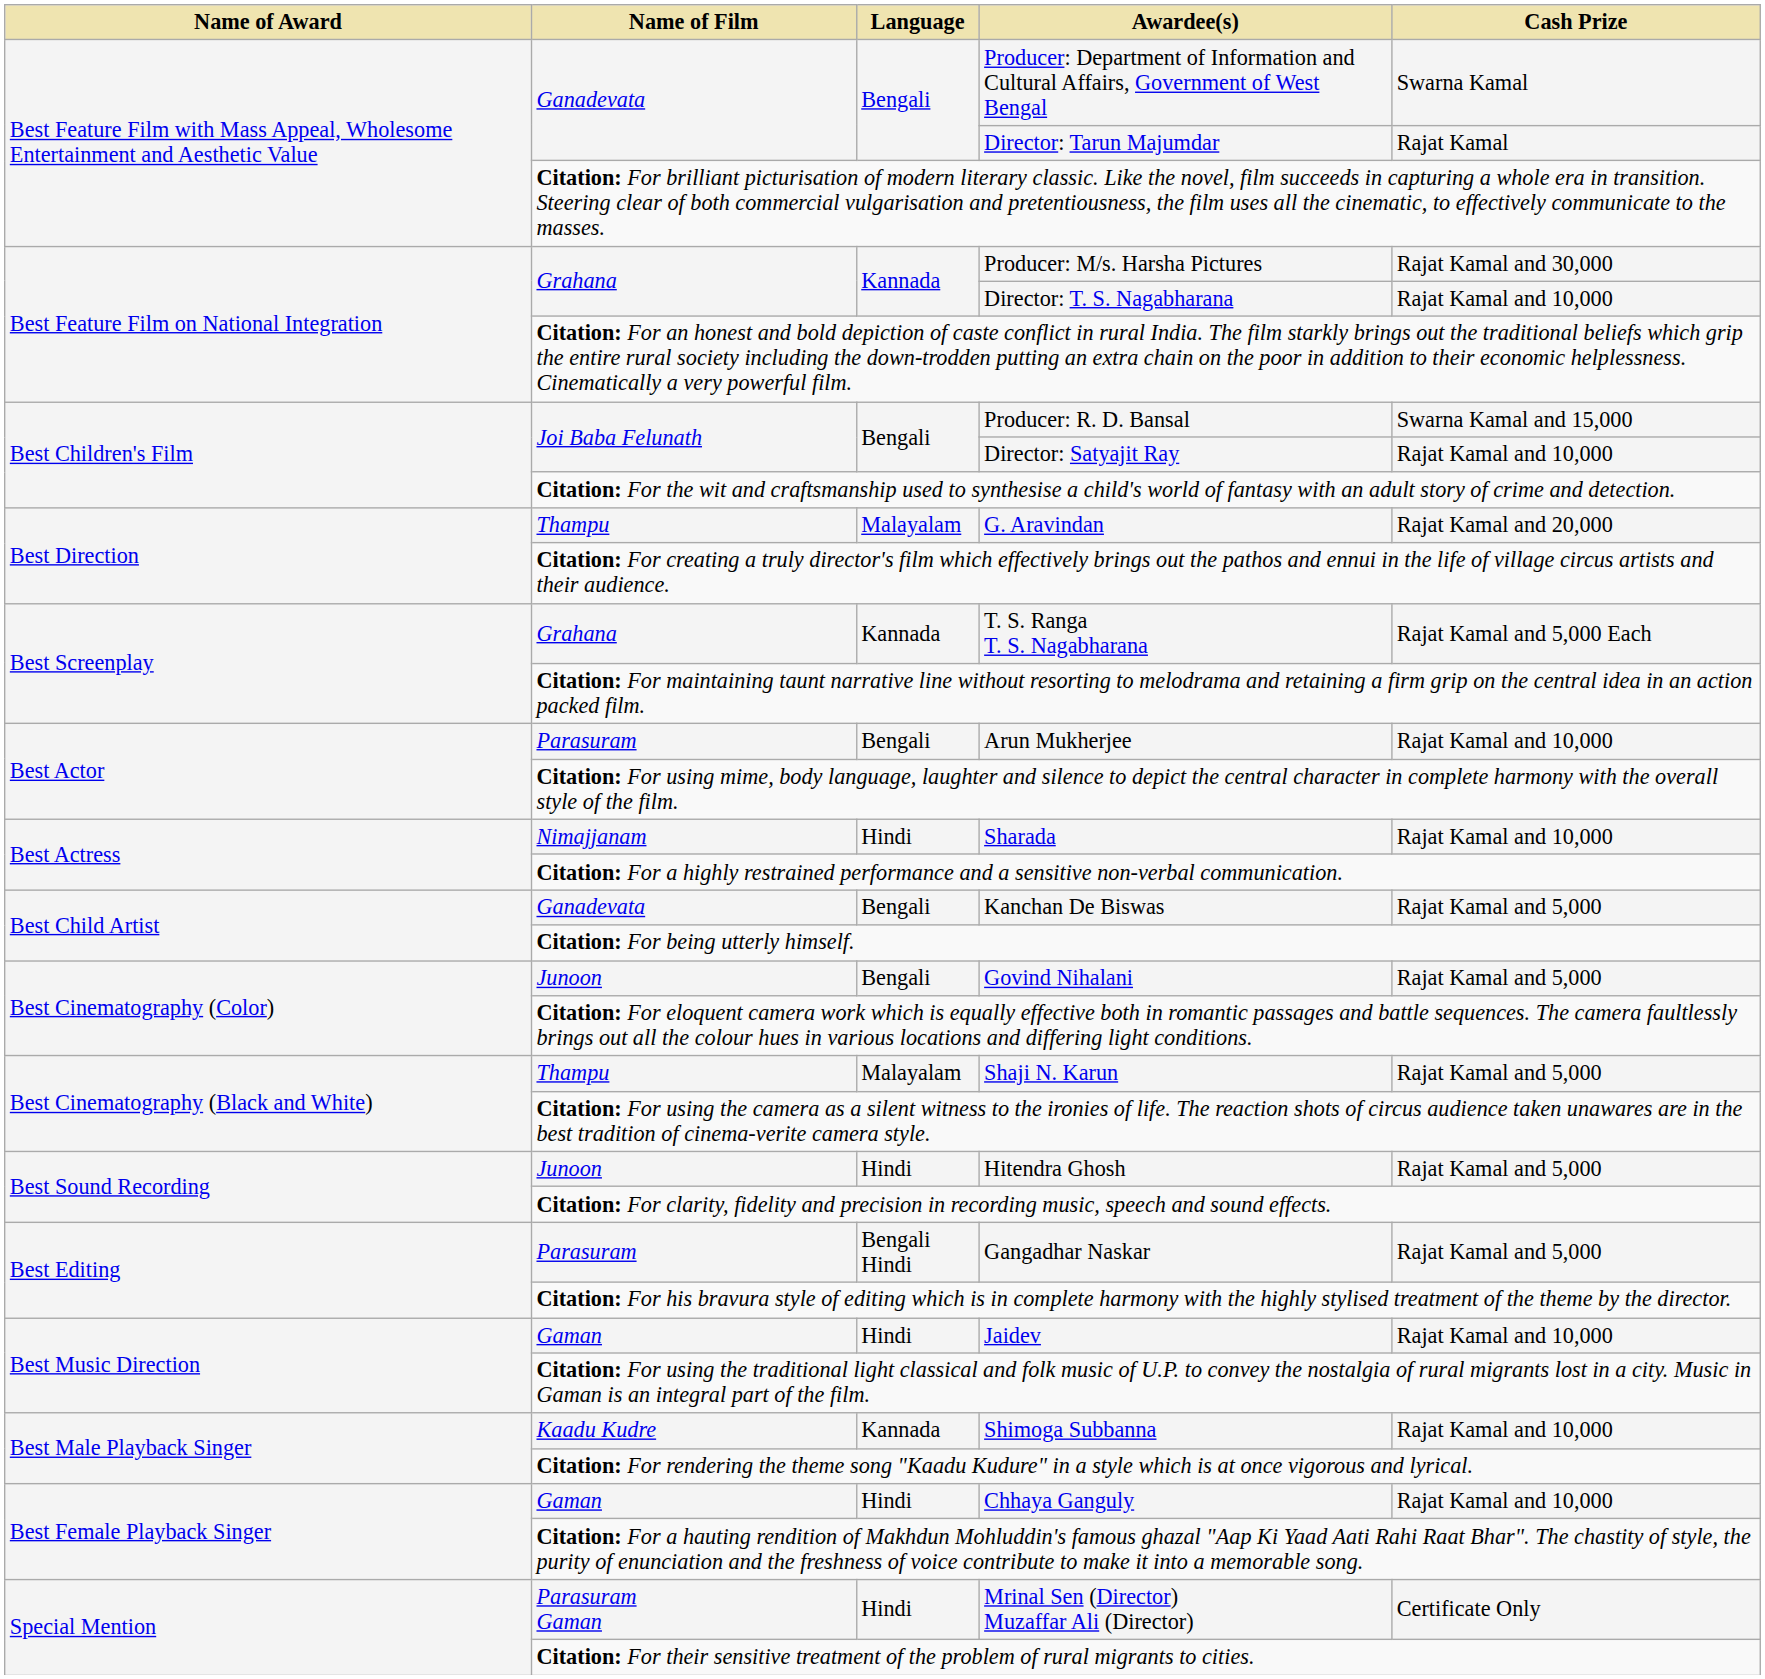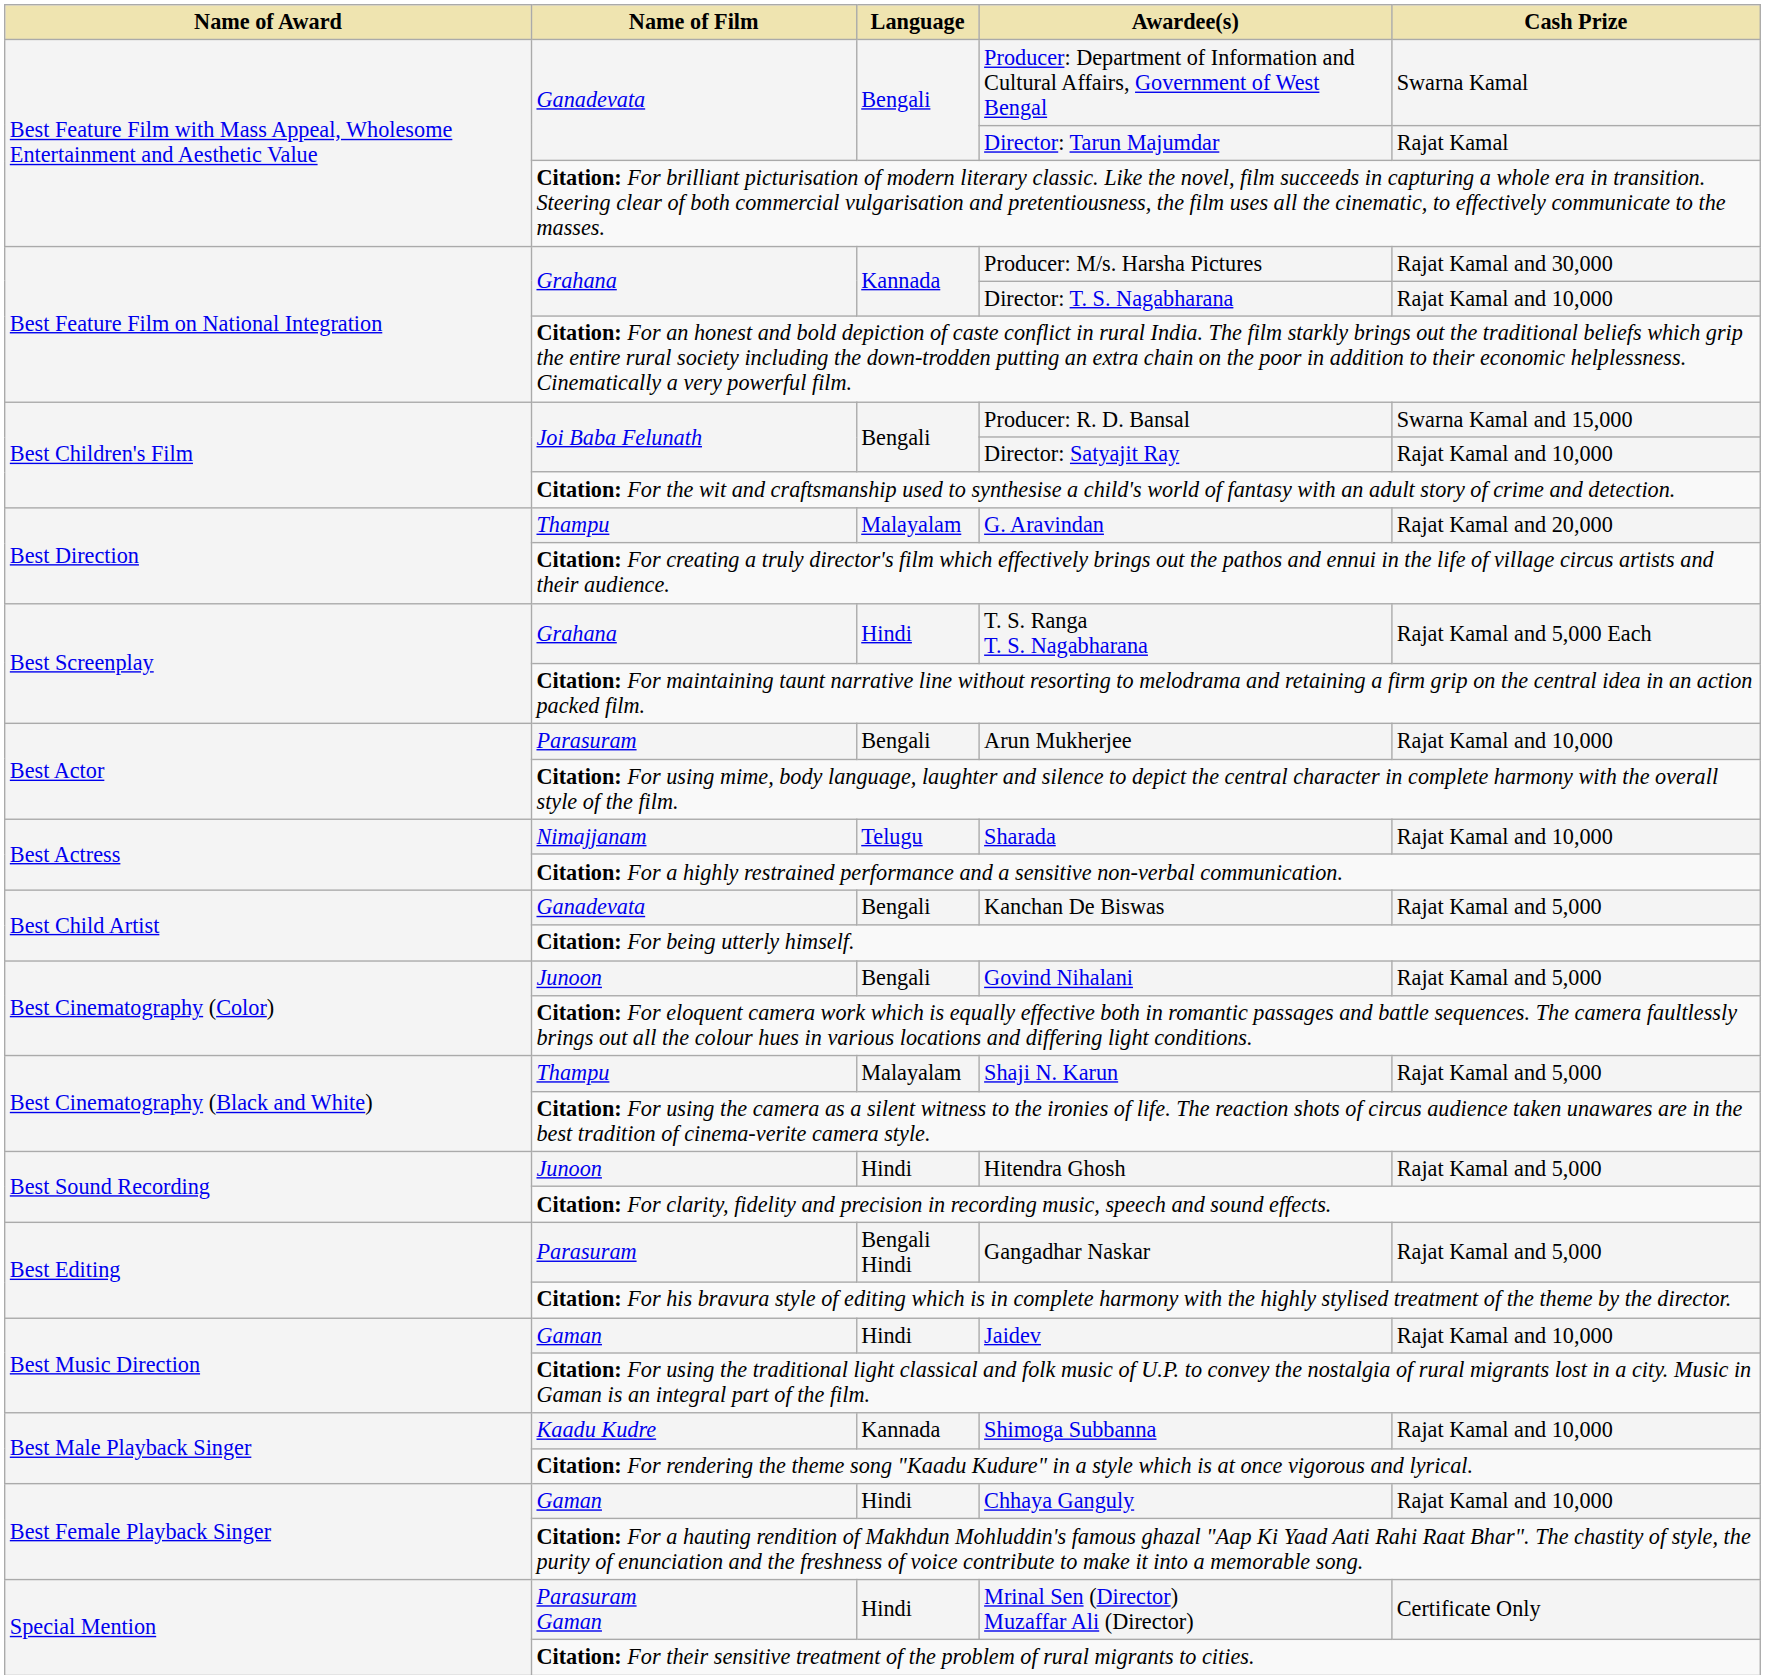(901, 633) Kannada -> (887, 633) Hindi
(887, 836) Hindi -> (892, 836) Telugu
